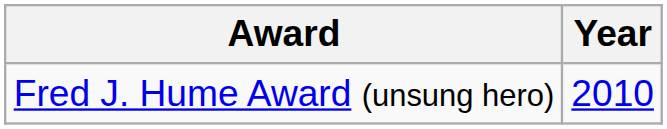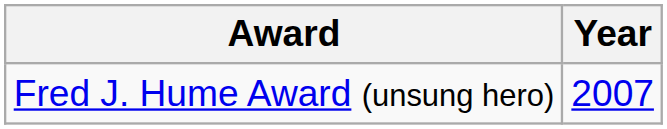(613, 92) 2010 -> (613, 92) 2007
